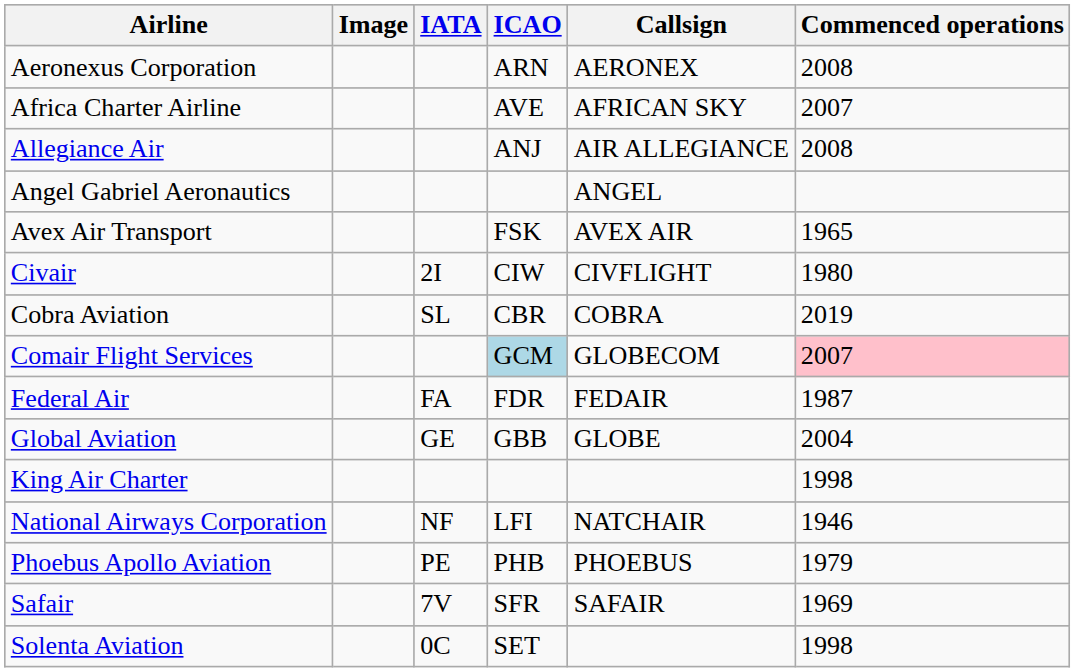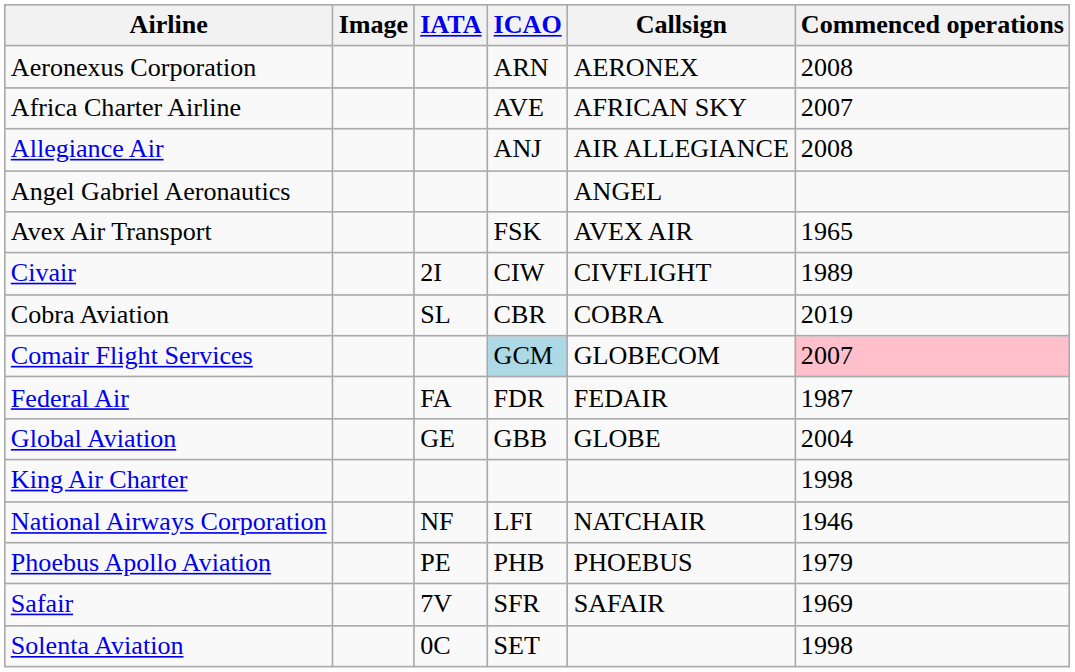(827, 273) 1980 -> (827, 273) 1989
